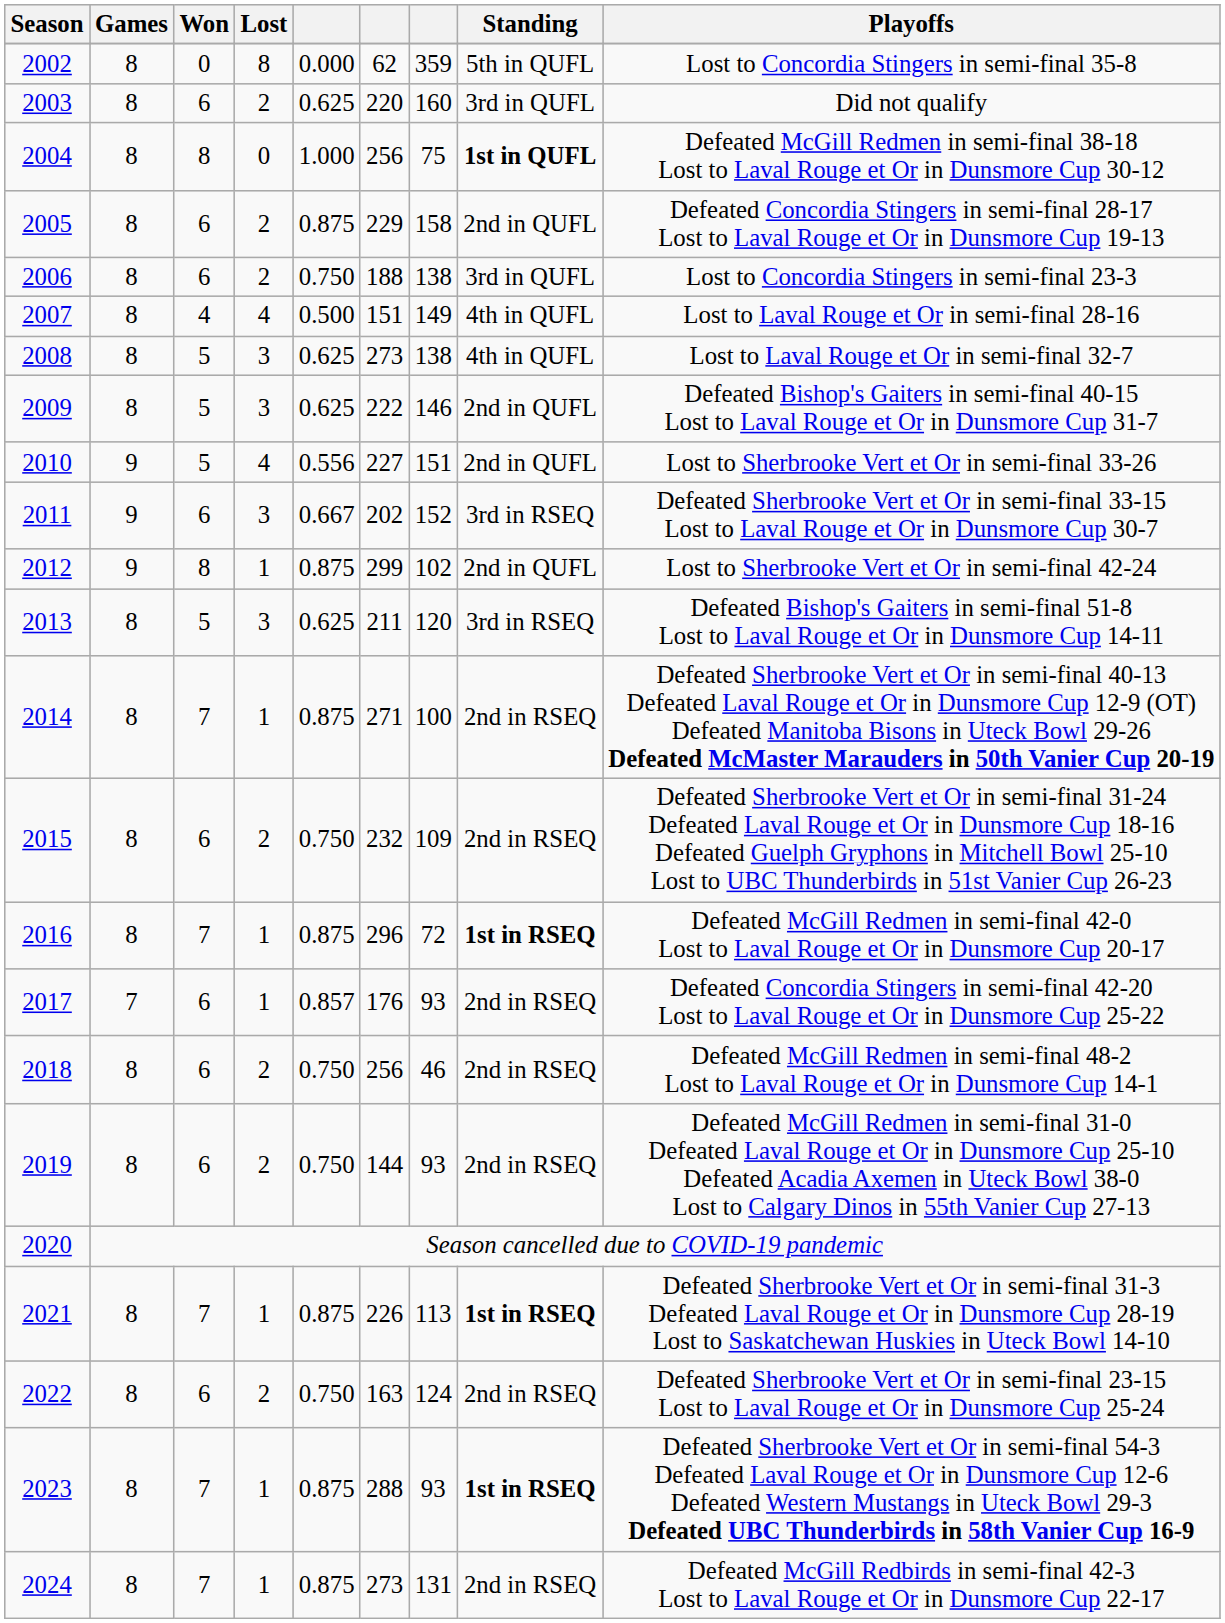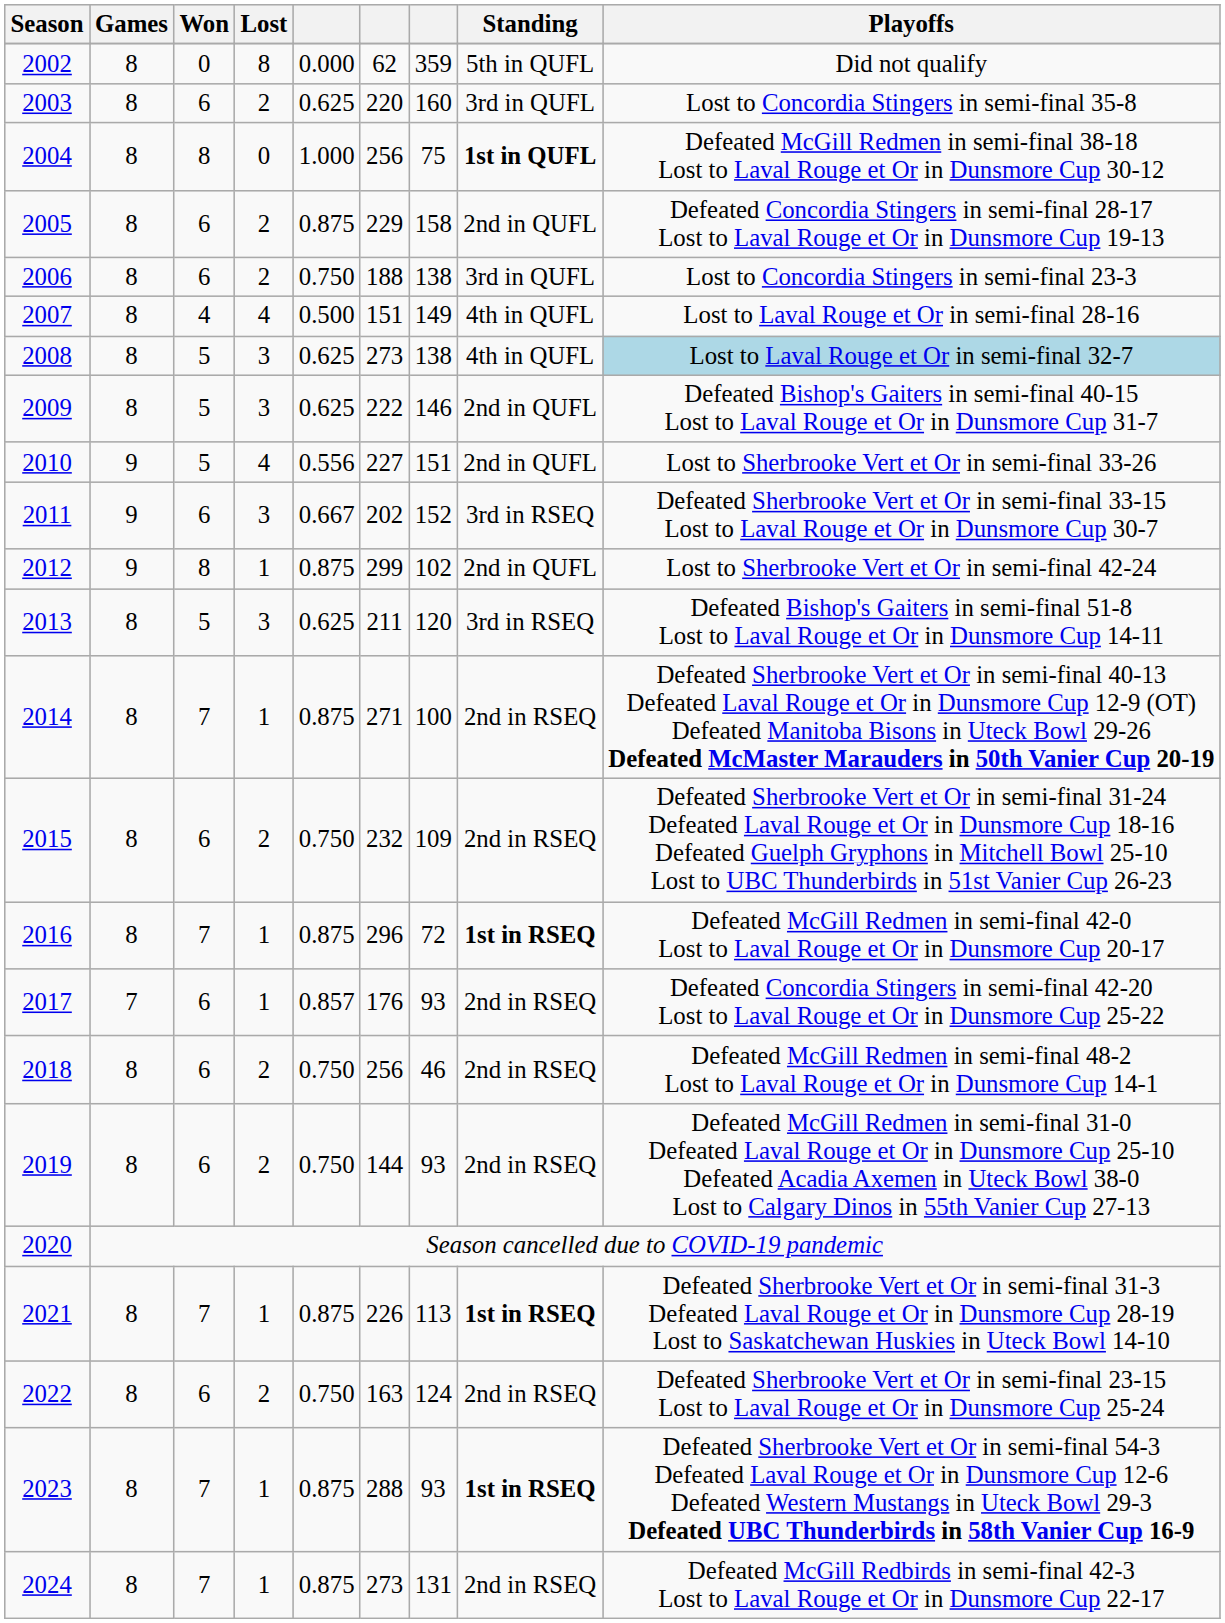(911, 63) Lost to Concordia Stingers in semi-final 35-8 -> (911, 63) Did not qualify
(911, 102) Did not qualify -> (911, 102) Lost to Concordia Stingers in semi-final 35-8
(911, 355) no background -> (911, 355) lightblue background
